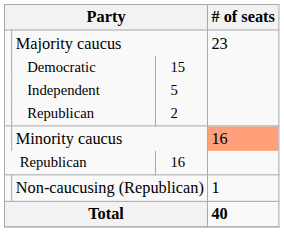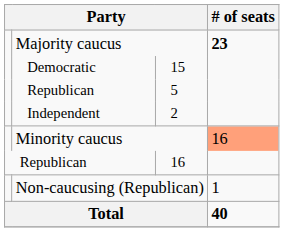(220, 43) normal -> (220, 43) bold
(63, 90) Independent -> (61, 90) Republican
(61, 113) Republican -> (63, 113) Independent
